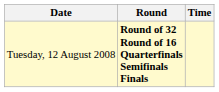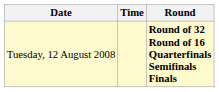columns swapped: (200, 13) <-> (152, 13)
